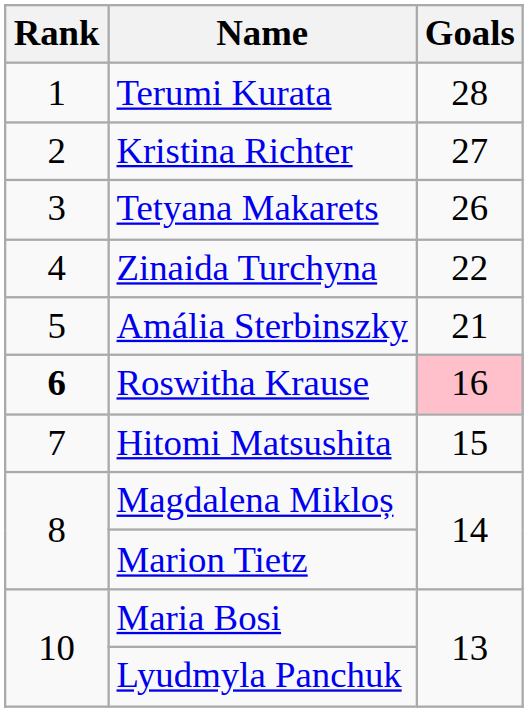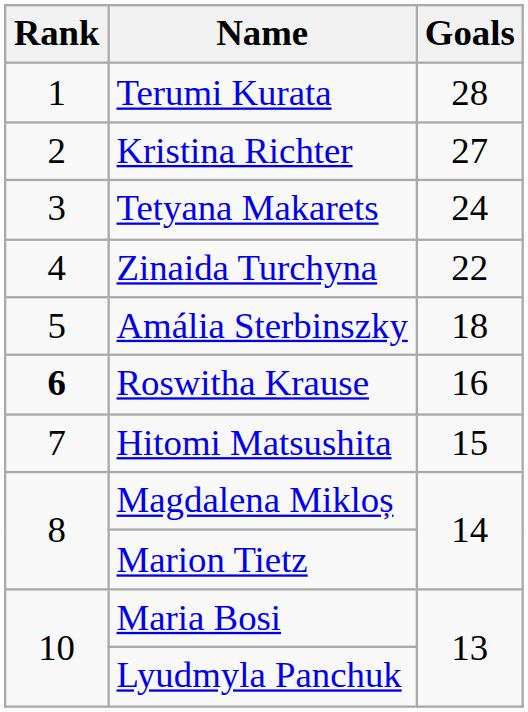(470, 208) 26 -> (470, 208) 24
(470, 325) 21 -> (470, 325) 18
(470, 383) pink background -> (470, 383) no background
